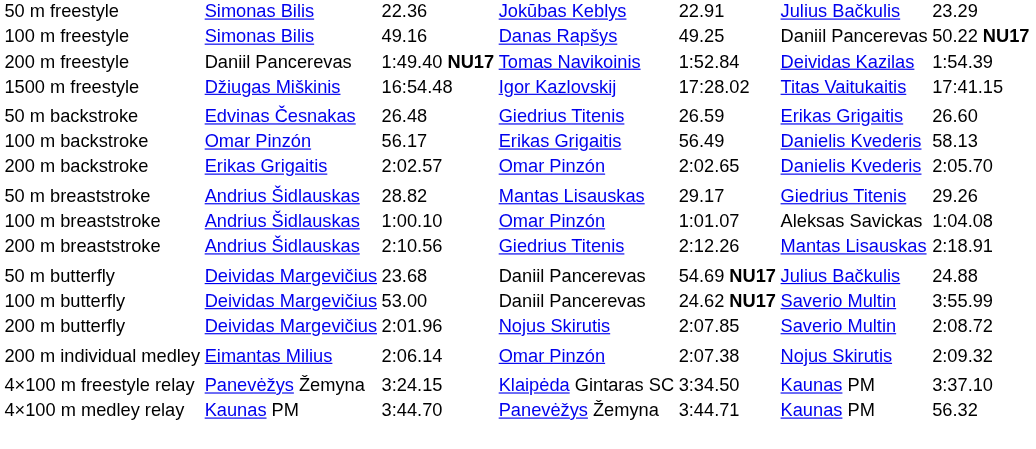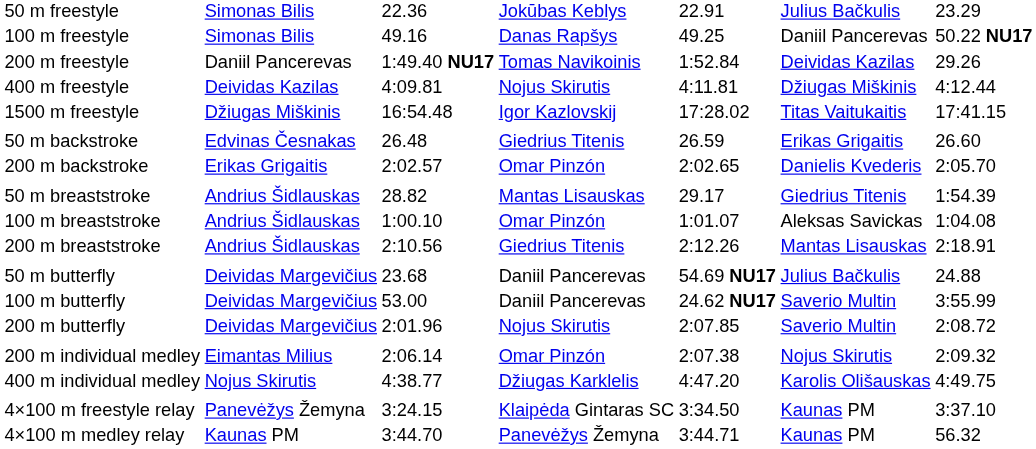(963, 61) 1:54.39 -> (958, 61) 29.26
+ row: (67, 86)
- row: (76, 141)
(955, 196) 29.26 -> (966, 196) 1:54.39
+ row: (102, 380)
